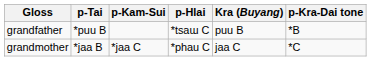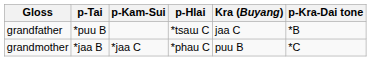(229, 30) puu B -> (228, 30) jaa C
(228, 47) jaa C -> (229, 47) puu B
